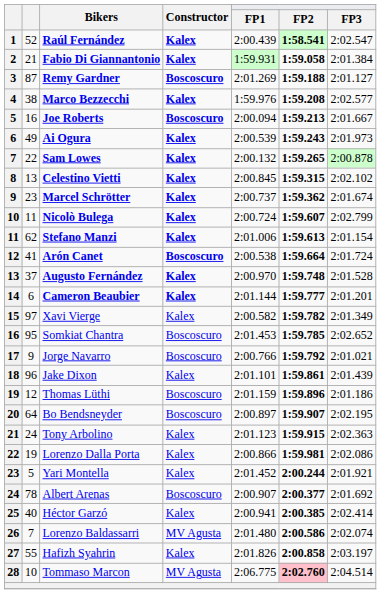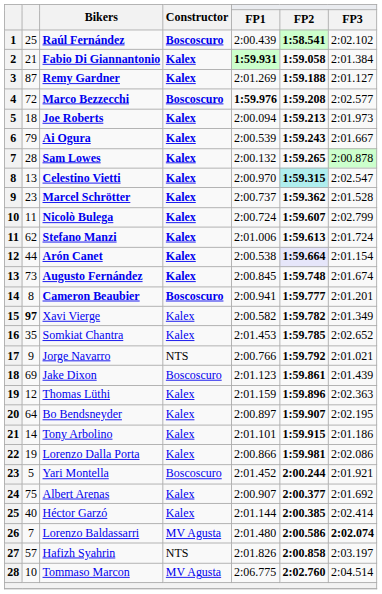(31, 39) 52 -> (31, 39) 25
(181, 39) Kalex -> (195, 39) Boscoscuro
(352, 39) 2:02.547 -> (352, 39) 2:02.102
(255, 59) normal -> (255, 59) bold
(195, 78) Boscoscuro -> (181, 78) Kalex
(31, 98) 38 -> (31, 98) 72
(181, 98) Kalex -> (195, 98) Boscoscuro
(255, 98) normal -> (255, 98) bold
(31, 118) 16 -> (31, 118) 18
(195, 118) Boscoscuro -> (181, 118) Kalex
(352, 118) 2:01.667 -> (352, 118) 2:01.973
(31, 138) 49 -> (31, 138) 79
(352, 138) 2:01.973 -> (352, 138) 2:01.667
(31, 157) 22 -> (31, 157) 28
(255, 177) 2:00.845 -> (255, 177) 2:00.970
(303, 177) no background -> (304, 177) paleturquoise background
(352, 177) 2:02.102 -> (352, 177) 2:02.547
(352, 197) 2:01.674 -> (352, 197) 2:01.528
(352, 236) 2:01.154 -> (352, 236) 2:01.724
(31, 256) 41 -> (31, 256) 44
(195, 256) Boscoscuro -> (181, 256) Kalex
(303, 256) no background -> (304, 256) lavender background
(352, 256) 2:01.724 -> (352, 256) 2:01.154
(31, 276) 37 -> (31, 276) 73
(255, 276) 2:00.970 -> (255, 276) 2:00.845
(352, 276) 2:01.528 -> (352, 276) 2:01.674
(31, 296) 6 -> (31, 296) 8
(181, 296) Kalex -> (195, 296) Boscoscuro
(255, 296) 2:01.144 -> (255, 296) 2:00.941
(31, 315) normal -> (31, 315) bold
(31, 335) 95 -> (31, 335) 35
(194, 335) Boscoscuro -> (180, 335) Kalex
(194, 355) Boscoscuro -> (177, 355) NTS
(31, 375) 96 -> (31, 375) 69
(180, 375) Kalex -> (194, 375) Boscoscuro
(255, 375) 2:01.101 -> (255, 375) 2:01.123
(194, 394) Boscoscuro -> (180, 394) Kalex
(352, 394) 2:01.186 -> (352, 394) 2:02.363
(194, 414) Boscoscuro -> (180, 414) Kalex
(31, 434) 24 -> (31, 434) 14
(255, 434) 2:01.123 -> (255, 434) 2:01.101
(352, 434) 2:02.363 -> (352, 434) 2:01.186
(180, 473) Kalex -> (194, 473) Boscoscuro
(31, 493) 78 -> (31, 493) 75
(194, 493) Boscoscuro -> (180, 493) Kalex
(255, 513) 2:00.941 -> (255, 513) 2:01.144
(352, 533) normal -> (353, 533) bold
(31, 552) 55 -> (31, 552) 57
(180, 552) Kalex -> (177, 552) NTS
(303, 572) pink background -> (304, 572) no background
